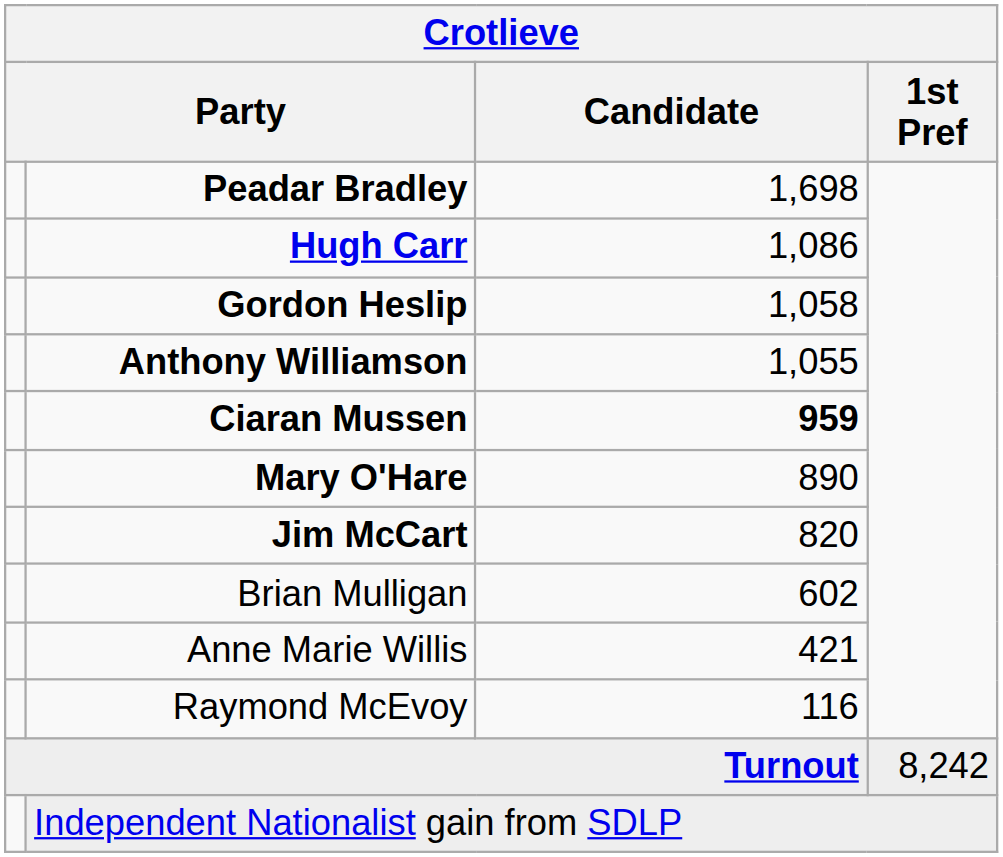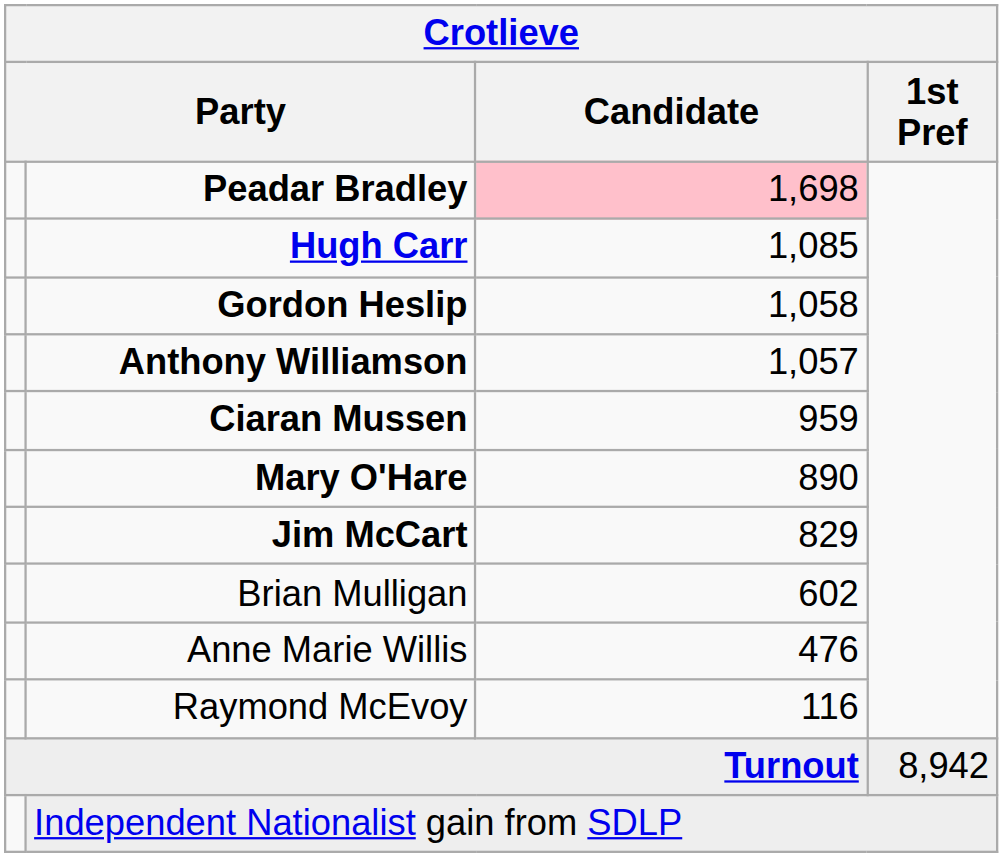(813, 189) no background -> (813, 189) pink background
(813, 246) 1,086 -> (813, 246) 1,085
(813, 362) 1,055 -> (813, 362) 1,057
(828, 419) bold -> (828, 419) normal
(828, 534) 820 -> (828, 534) 829
(828, 650) 421 -> (828, 650) 476
(944, 765) 8,242 -> (944, 765) 8,942
